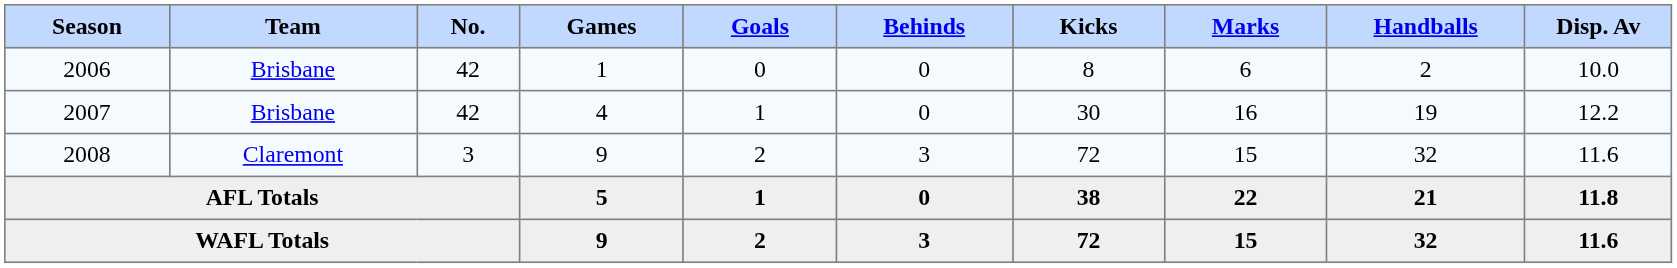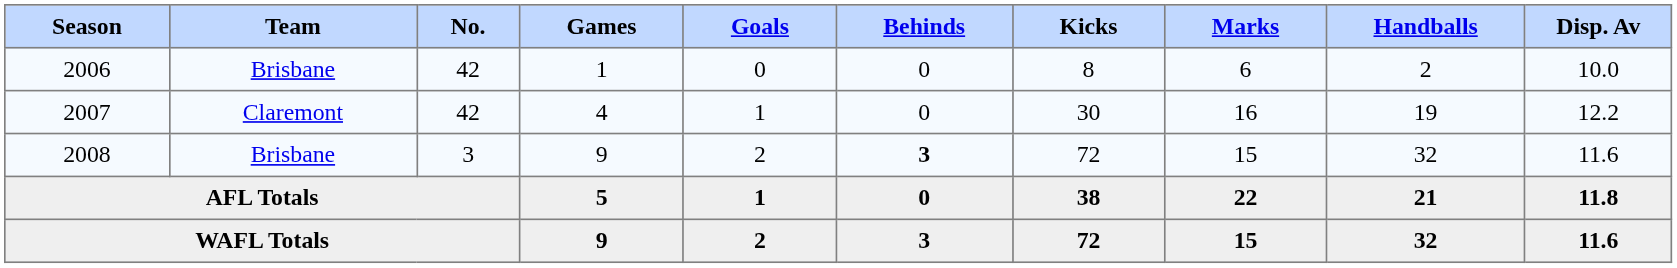(293, 111) Brisbane -> (293, 111) Claremont
(293, 154) Claremont -> (293, 154) Brisbane
(924, 154) normal -> (924, 154) bold
